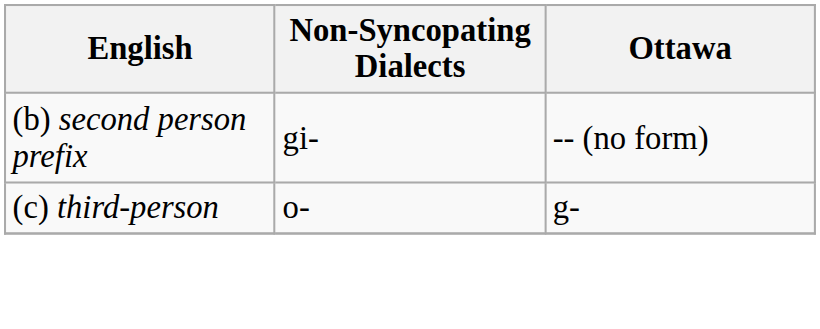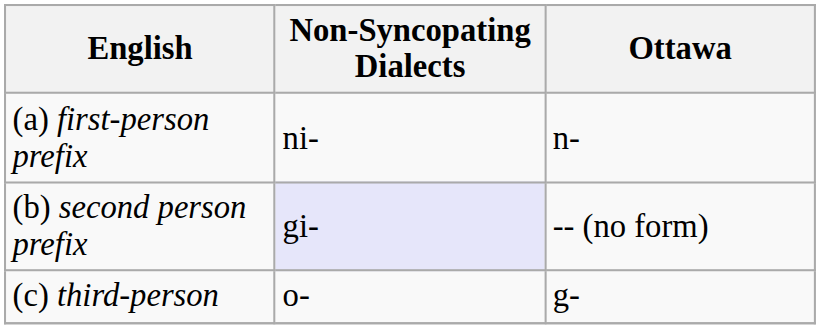+ row: (111, 137)
(301, 137) no background -> (301, 225) lavender background
